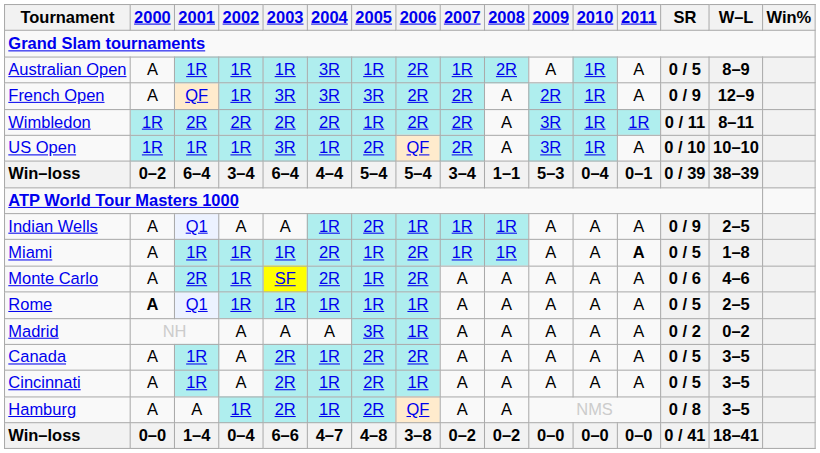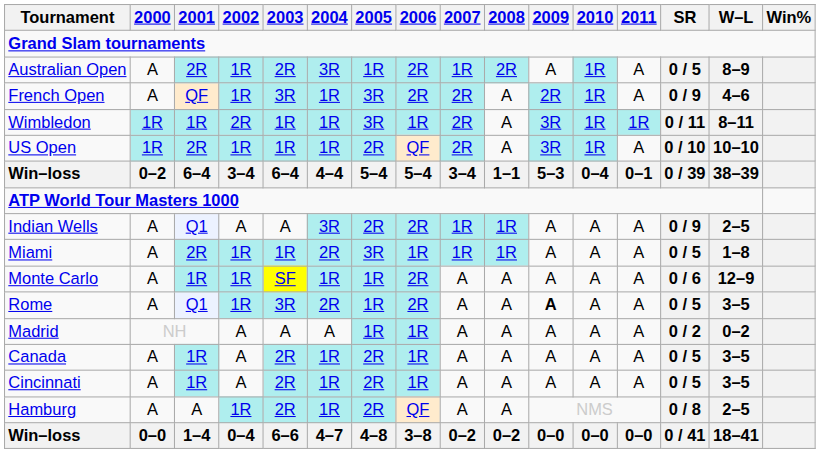(197, 69) 1R -> (197, 69) 2R
(285, 69) 1R -> (285, 69) 2R
(329, 95) 3R -> (329, 95) 1R
(736, 95) 12–9 -> (736, 95) 4–6
(197, 122) 2R -> (197, 122) 1R
(285, 122) 2R -> (285, 122) 1R
(329, 122) 2R -> (329, 122) 1R
(374, 122) 1R -> (374, 122) 3R
(418, 122) 2R -> (418, 122) 1R
(197, 148) 1R -> (197, 148) 2R
(285, 148) 3R -> (285, 148) 1R
(329, 226) 1R -> (329, 226) 3R
(418, 226) 1R -> (418, 226) 2R
(197, 252) 1R -> (197, 252) 2R
(374, 252) 1R -> (374, 252) 3R
(418, 252) 2R -> (418, 252) 1R
(639, 252) bold -> (639, 252) normal
(197, 278) 2R -> (197, 278) 1R
(329, 278) 2R -> (329, 278) 1R
(736, 278) 4–6 -> (736, 278) 12–9
(152, 305) bold -> (152, 305) normal
(285, 305) 1R -> (285, 305) 3R
(329, 305) 1R -> (329, 305) 2R
(418, 305) 1R -> (418, 305) 2R
(551, 305) normal -> (551, 305) bold
(736, 305) 2–5 -> (736, 305) 3–5
(374, 331) 3R -> (374, 331) 1R
(418, 357) 2R -> (418, 357) 1R
(736, 409) 3–5 -> (736, 409) 2–5
